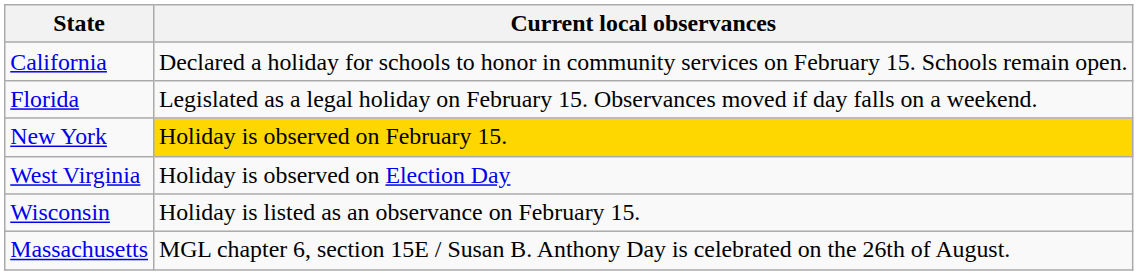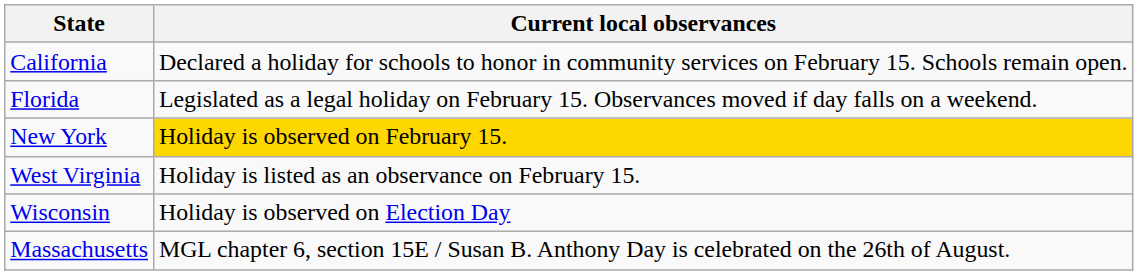(335, 174) Holiday is observed on Election Day -> (400, 174) Holiday is listed as an observance on February 15.
(400, 212) Holiday is listed as an observance on February 15. -> (335, 212) Holiday is observed on Election Day
